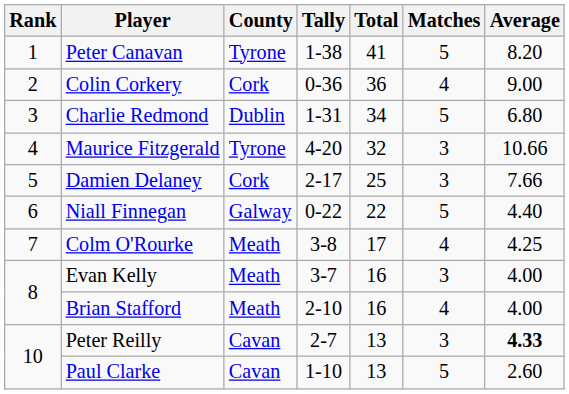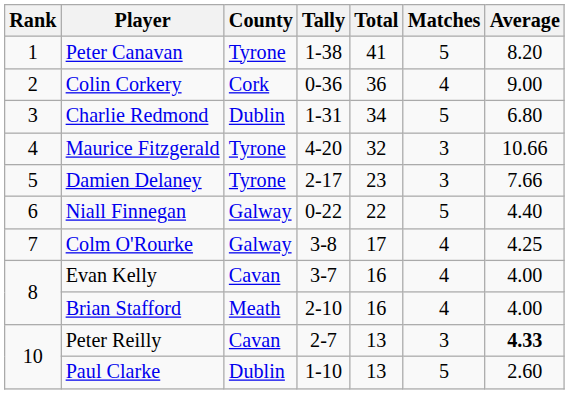(249, 180) Cork -> (257, 180) Tyrone
(376, 180) 25 -> (376, 180) 23
(255, 244) Meath -> (260, 244) Galway
(255, 276) Meath -> (255, 276) Cavan
(444, 276) 3 -> (444, 276) 4
(255, 372) Cavan -> (257, 372) Dublin
